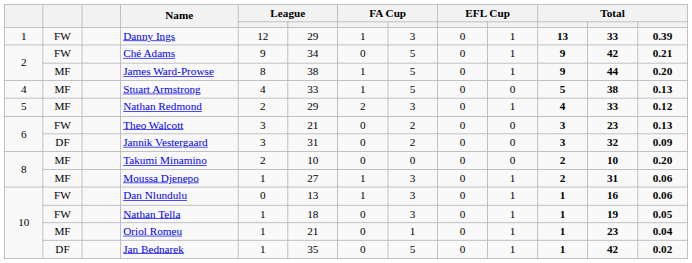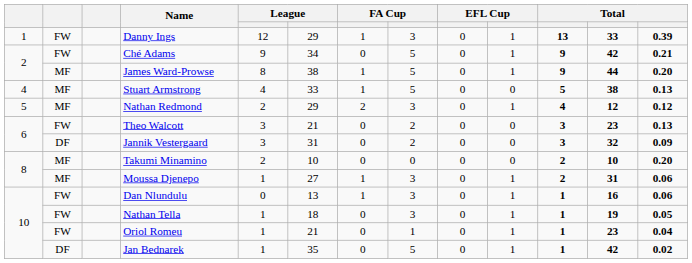(613, 107) 33 -> (613, 107) 12
(62, 231) MF -> (62, 231) FW
